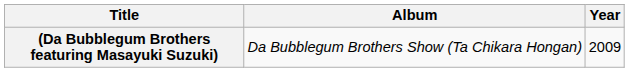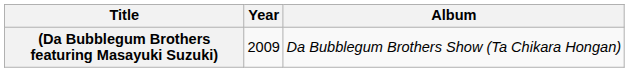columns swapped: (605, 16) <-> (415, 16)
